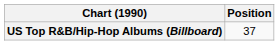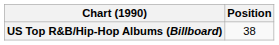(249, 31) 37 -> (249, 31) 38
